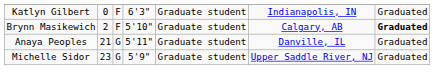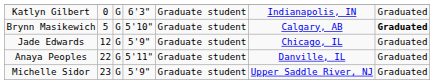(118, 12) F -> (118, 12) G
(105, 27) 2 -> (105, 27) 5
(118, 27) F -> (118, 27) G
+ row: (51, 42)
(105, 42) 21 -> (105, 57) 22
